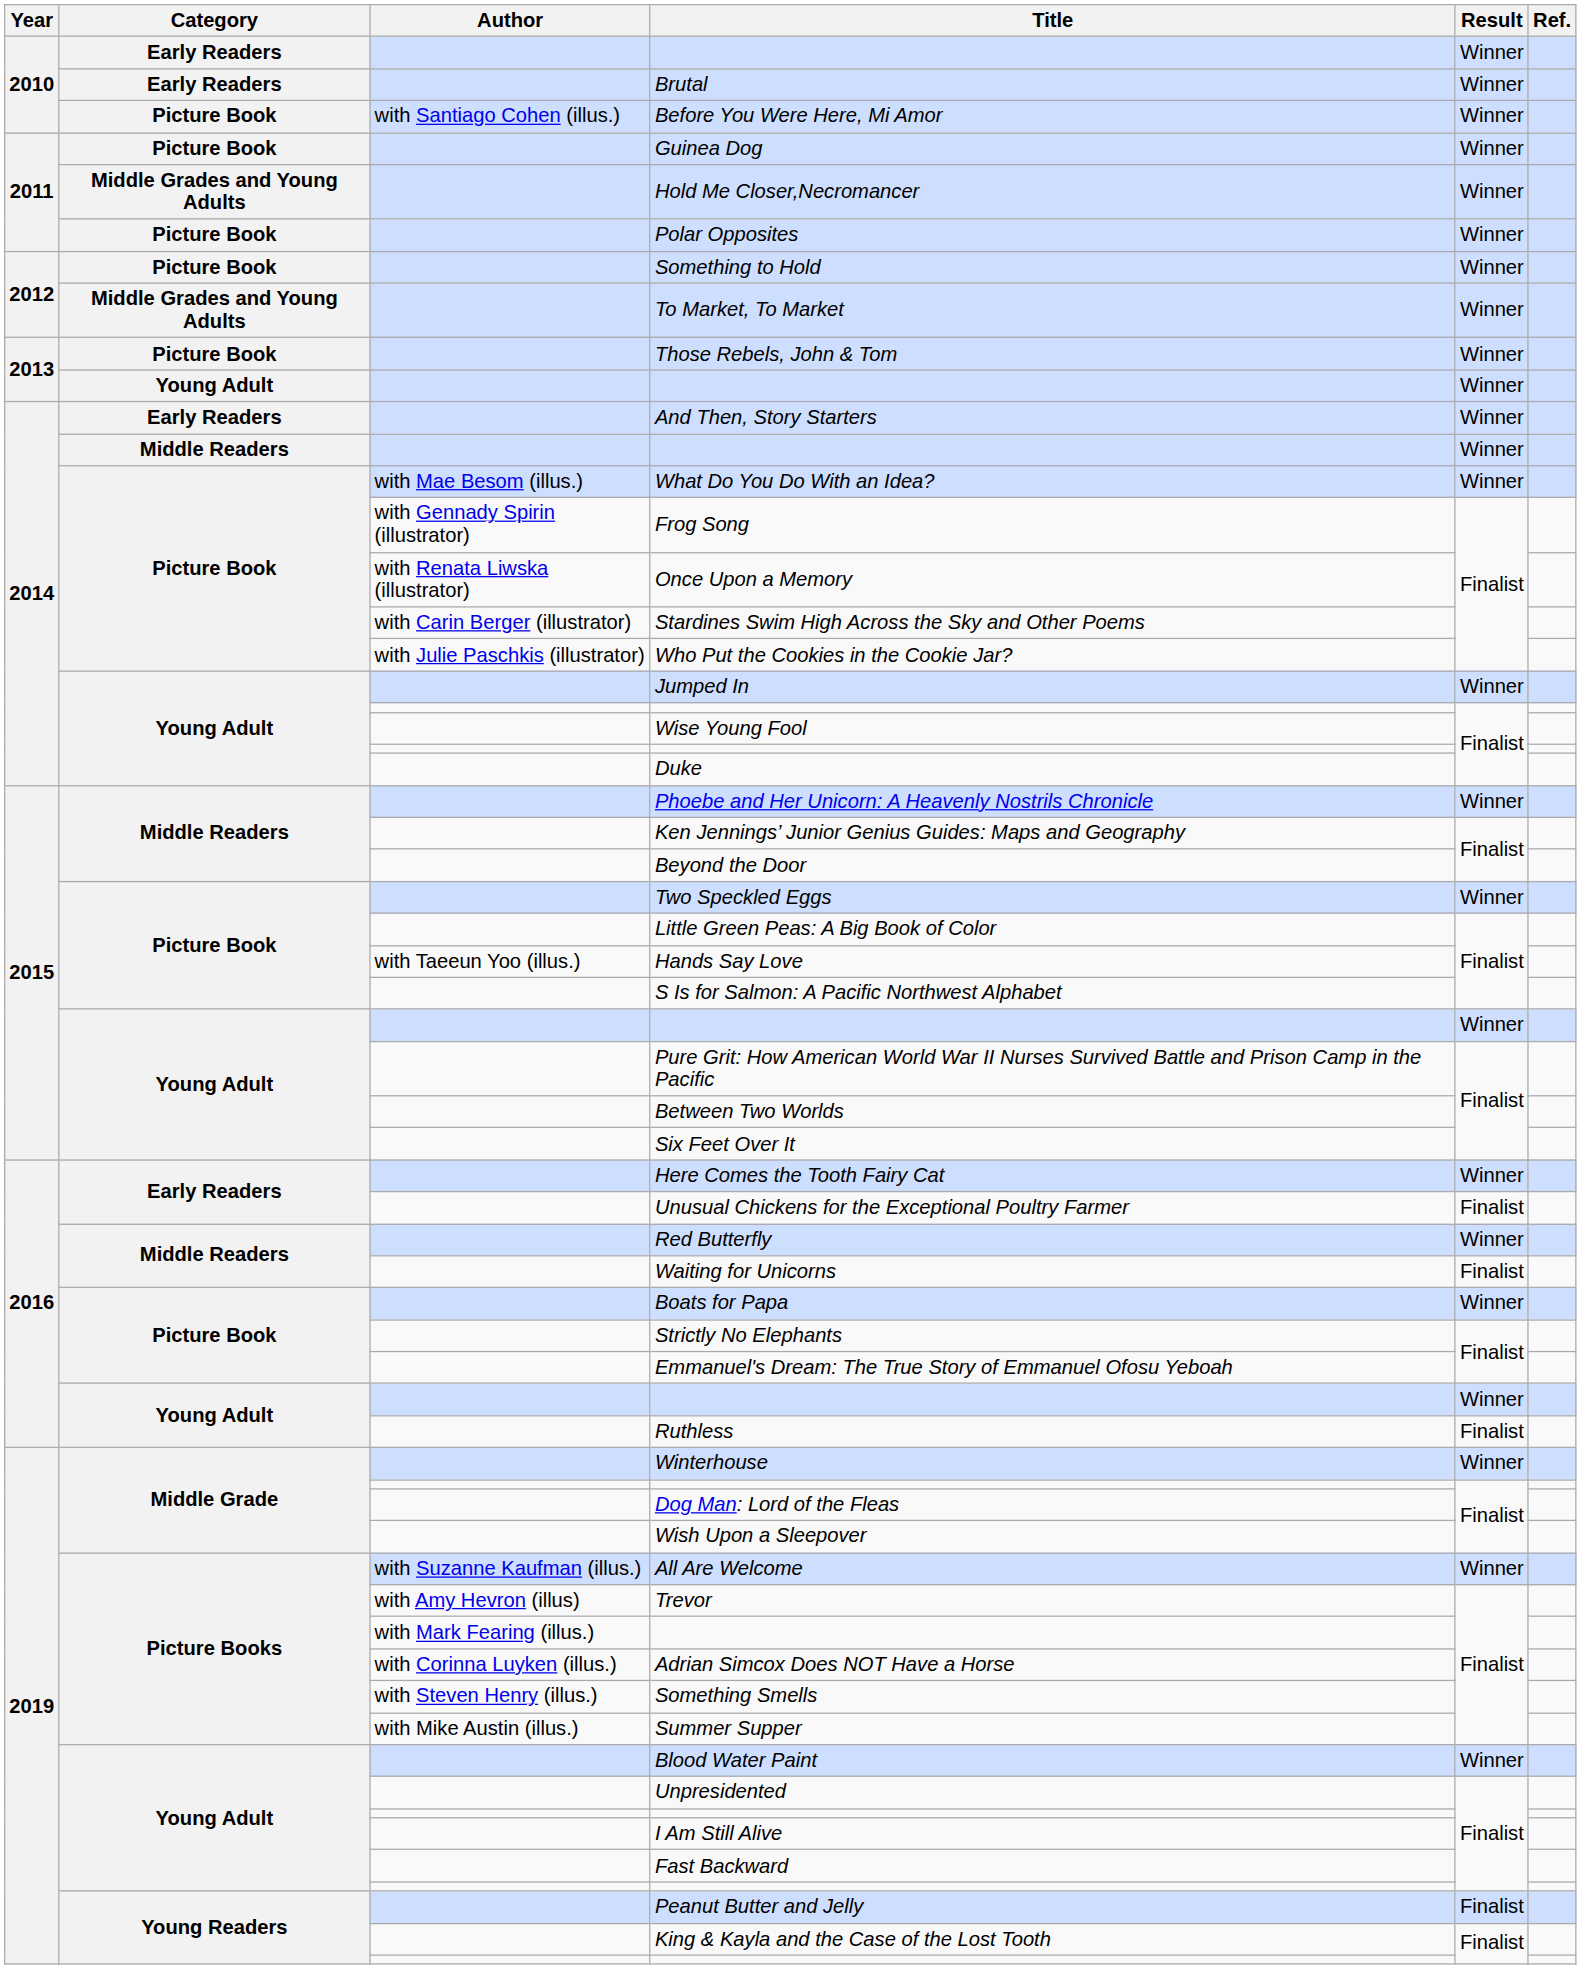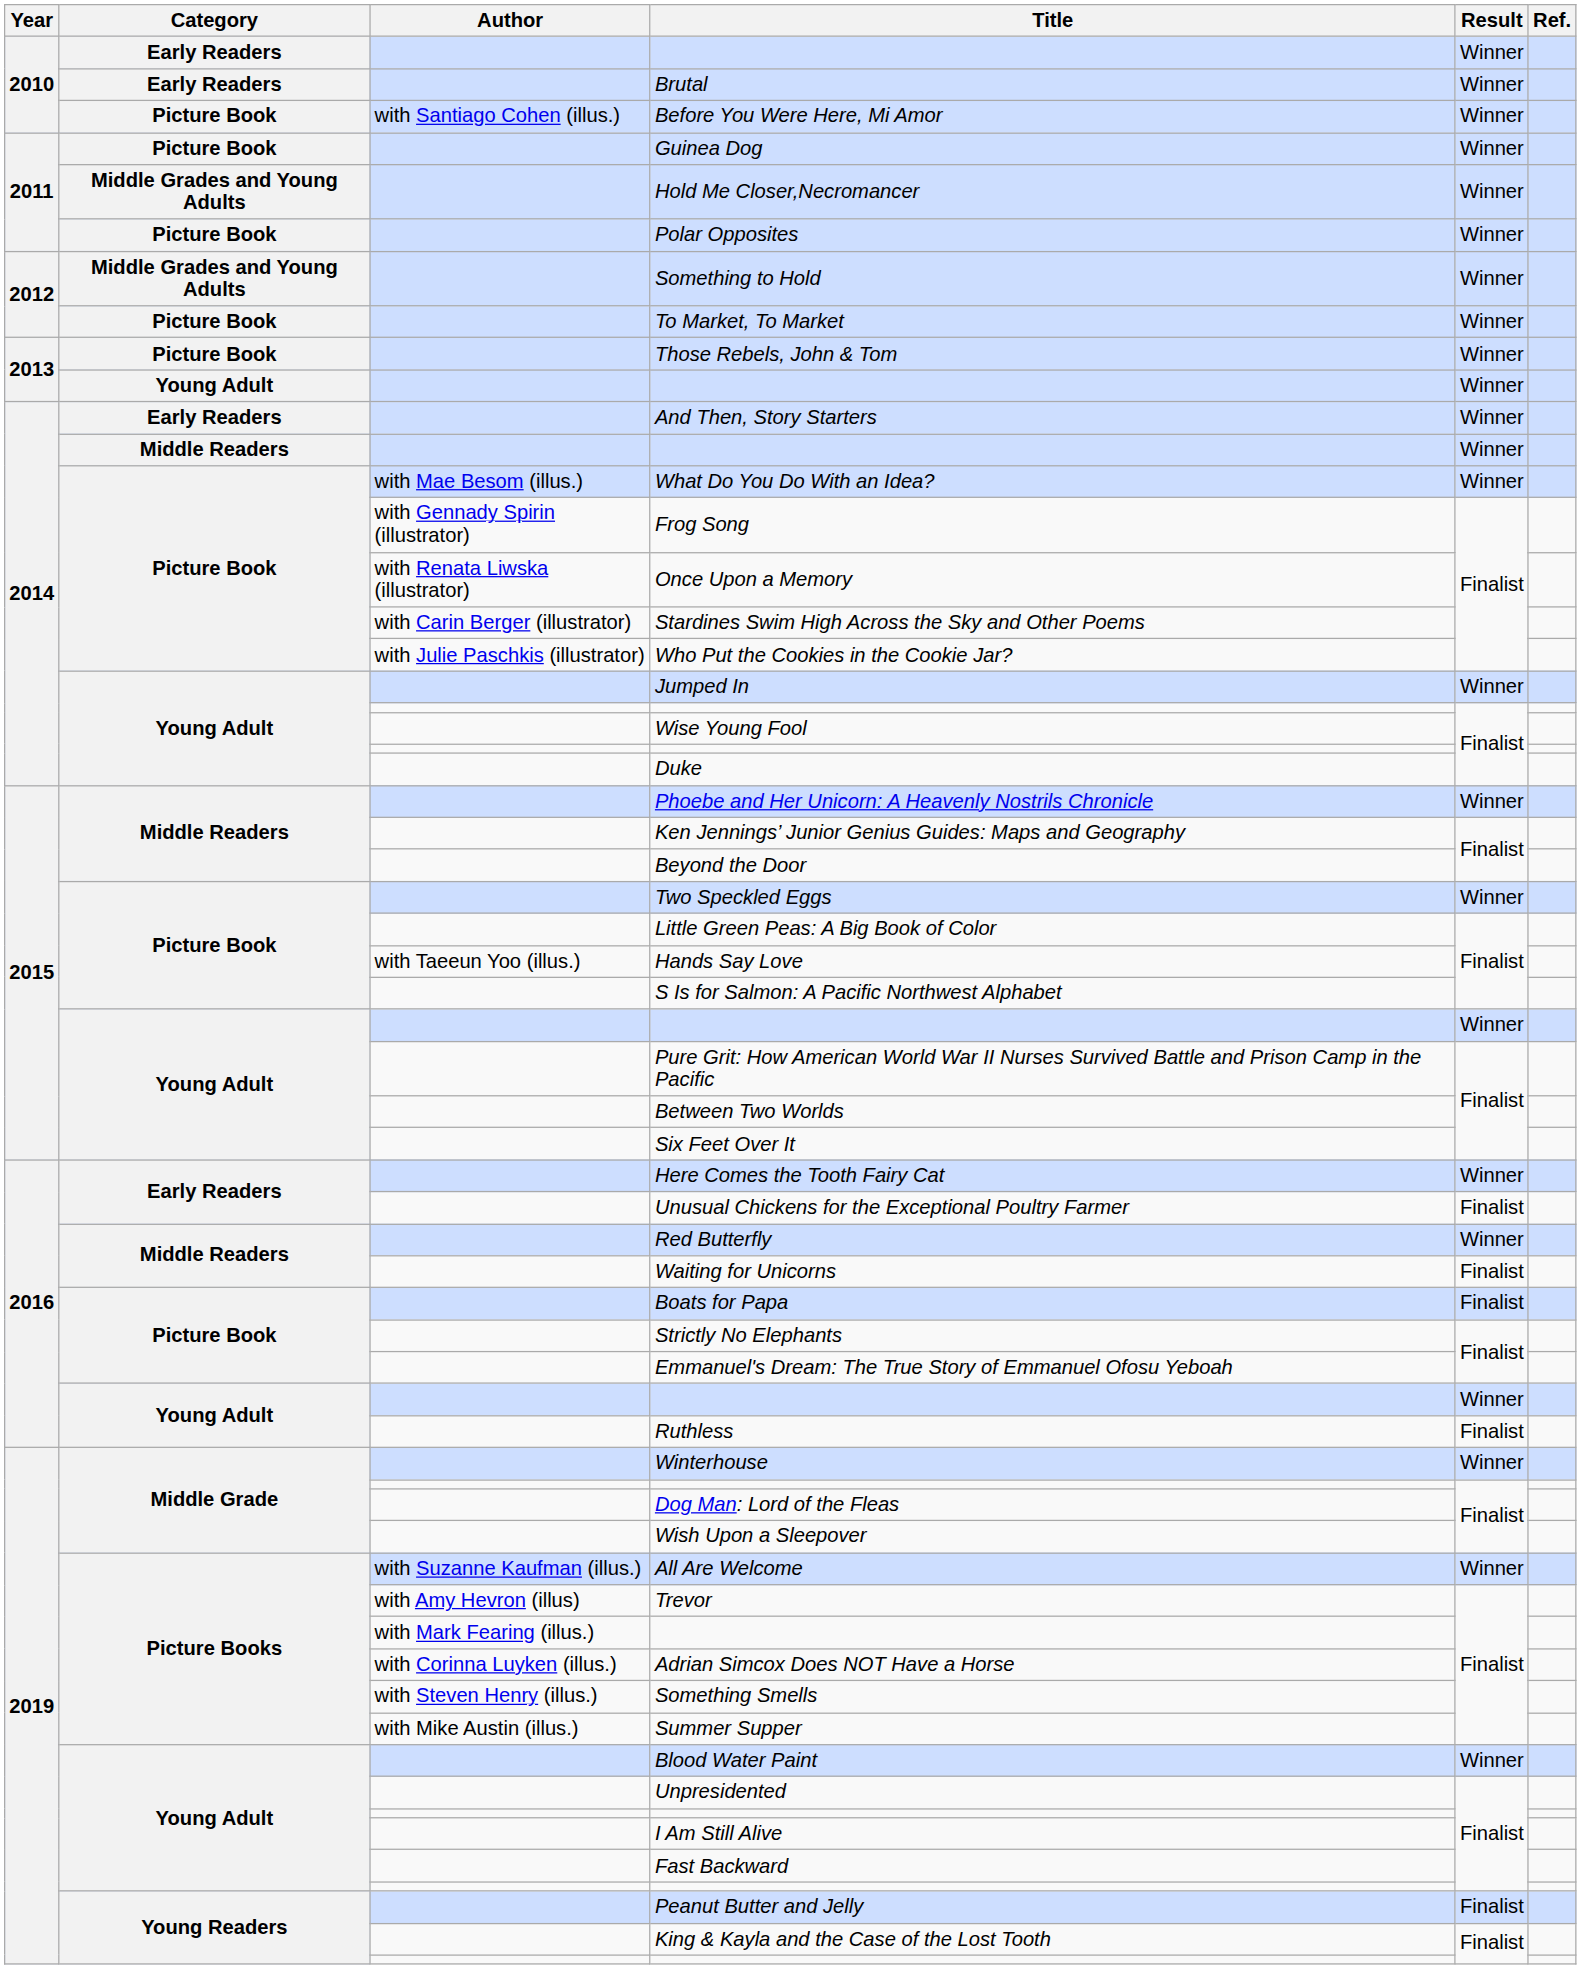(214, 266) Picture Book -> (214, 278) Middle Grades and Young Adults
(214, 310) Middle Grades and Young Adults -> (214, 321) Picture Book
(1492, 1303) Winner -> (1492, 1303) Finalist
